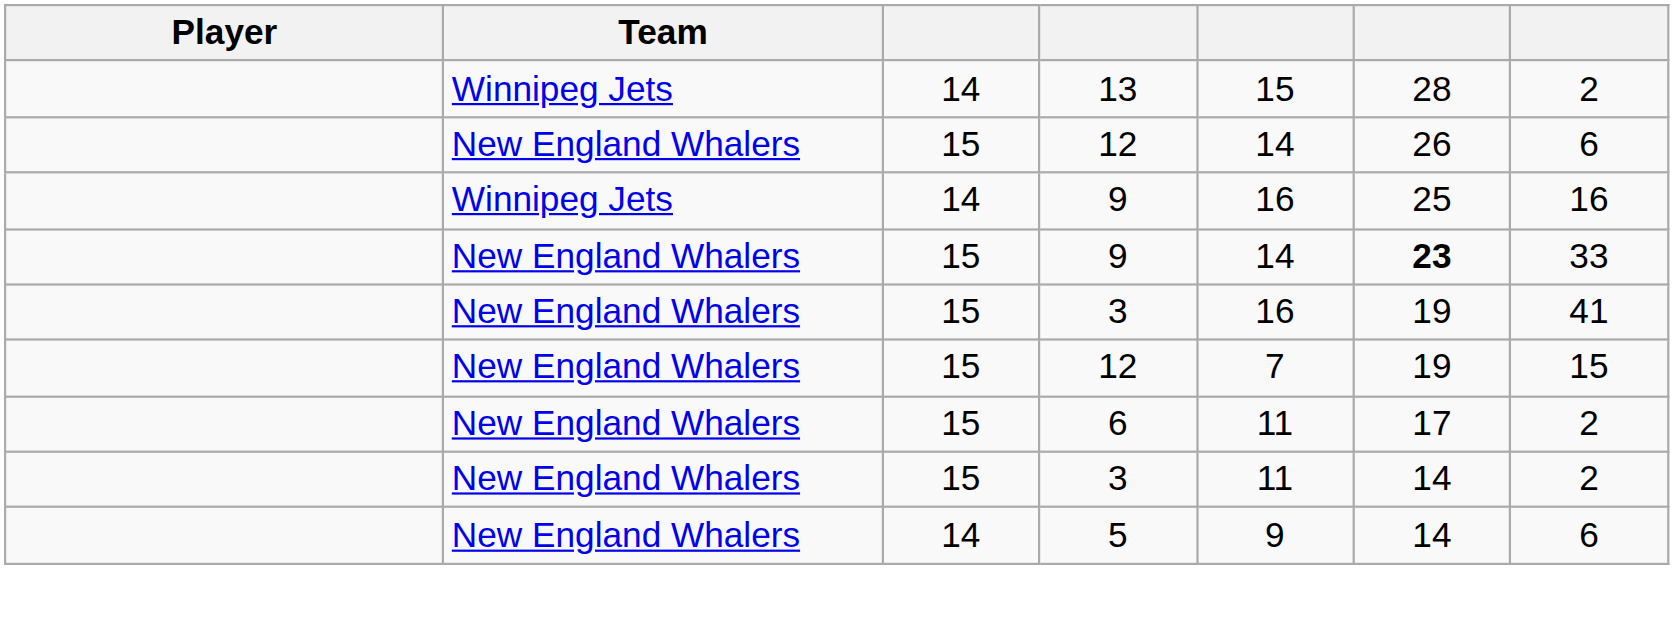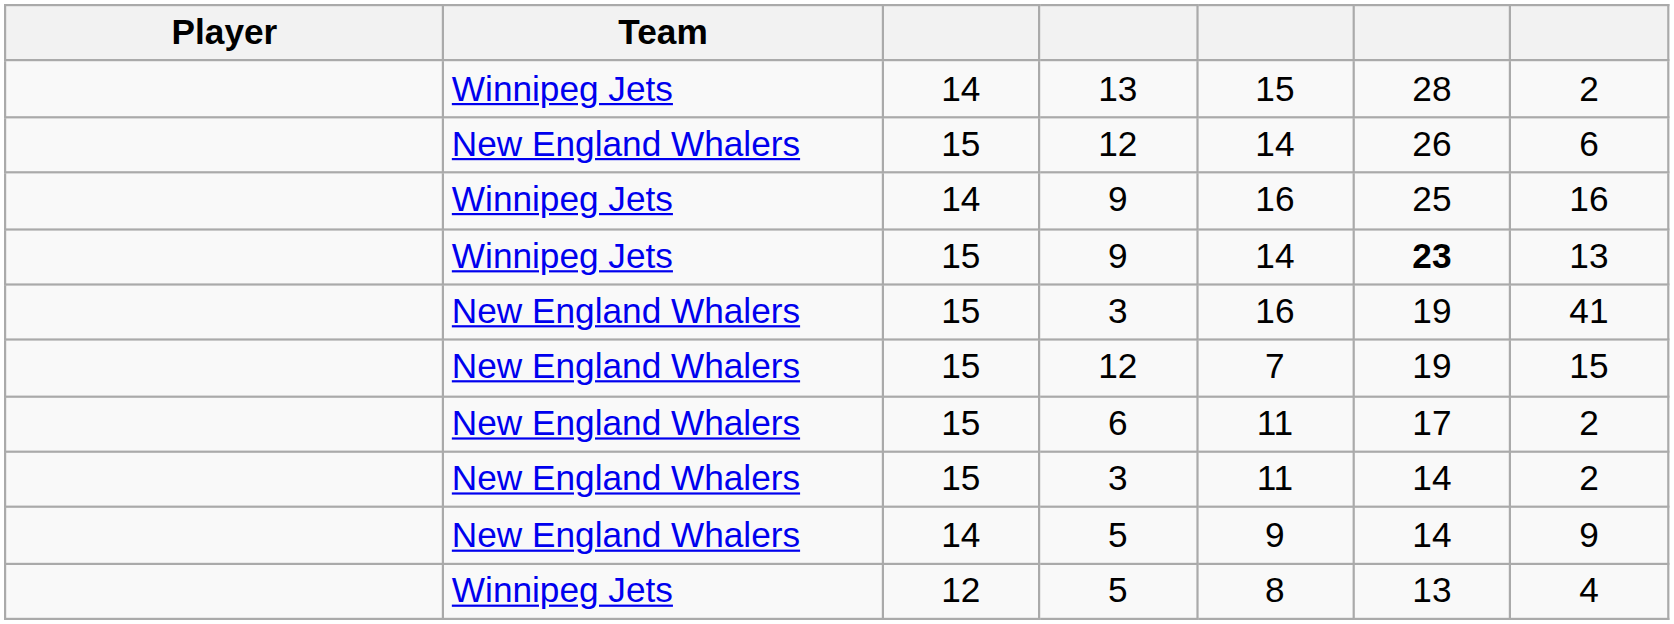(626, 255) New England Whalers -> (562, 255) Winnipeg Jets
(1589, 255) 33 -> (1589, 255) 13
(1589, 534) 6 -> (1589, 534) 9
+ row: (961, 590)
